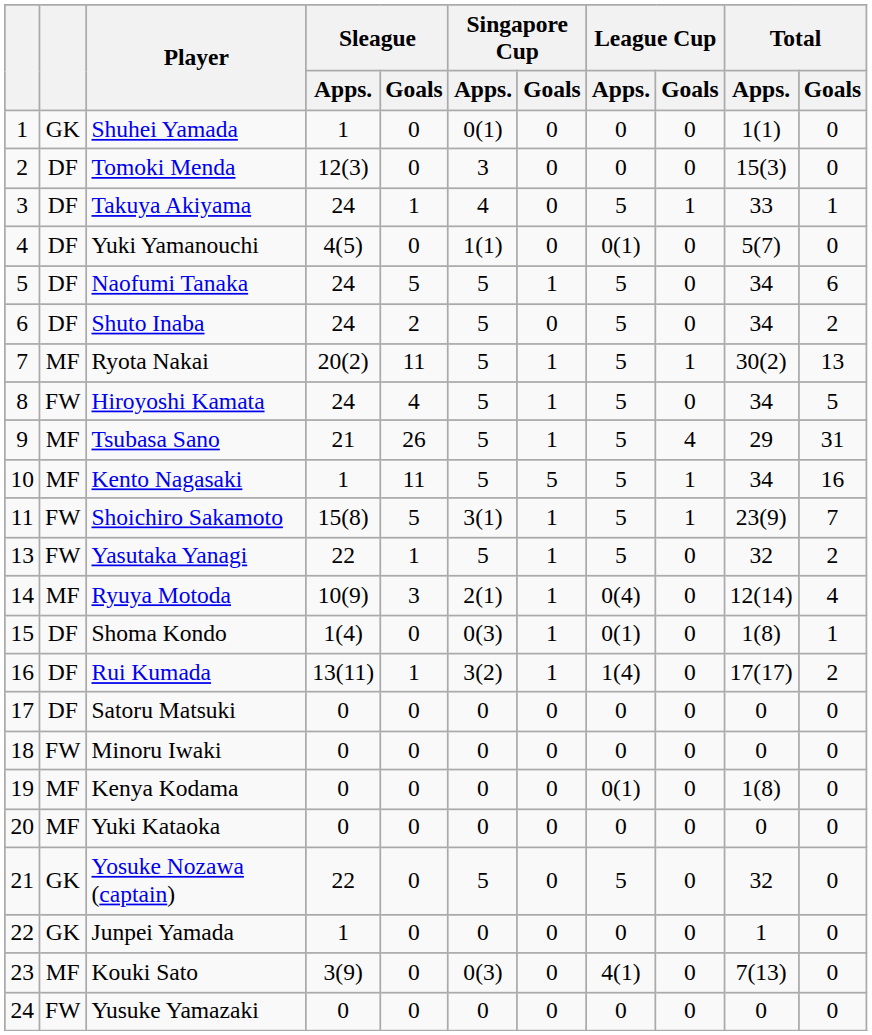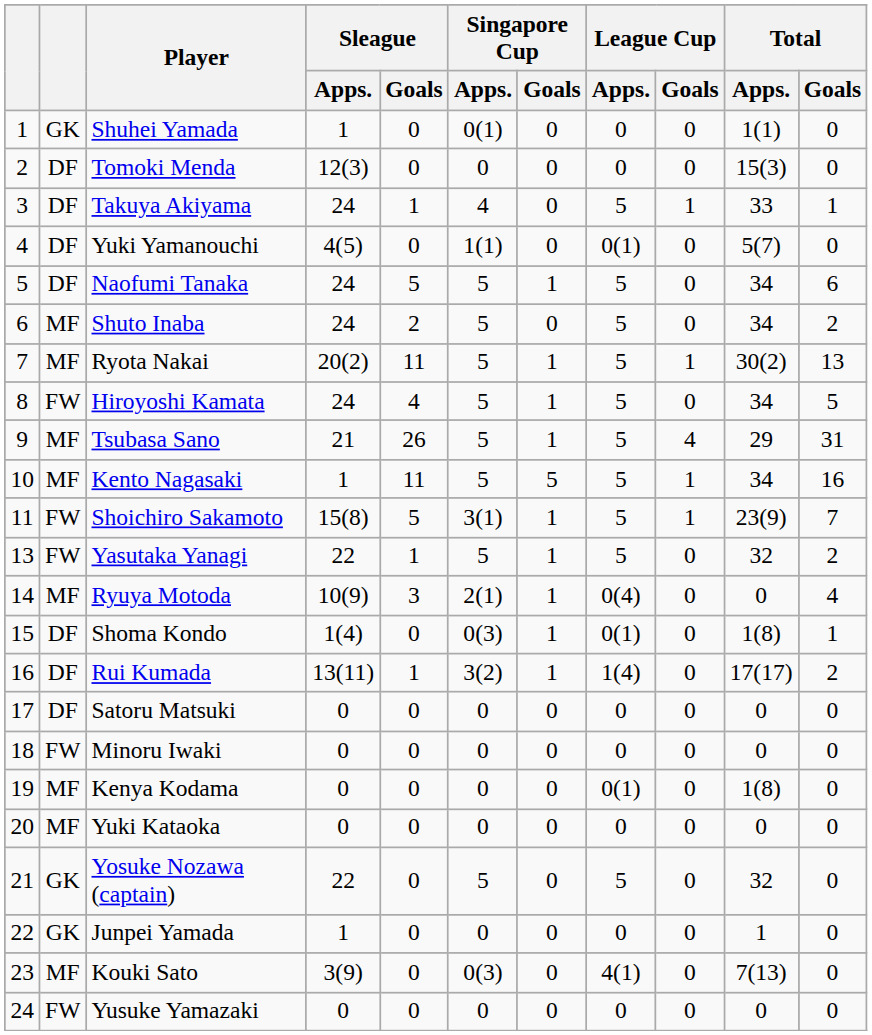(483, 167) 3 -> (483, 167) 0
(63, 322) DF -> (63, 322) MF
(761, 594) 12(14) -> (761, 594) 0
